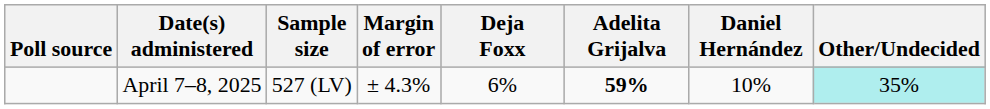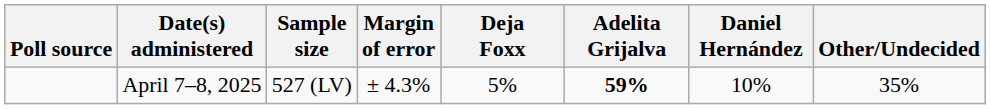(502, 84) 6% -> (502, 84) 5%
(899, 84) paleturquoise background -> (899, 84) no background
